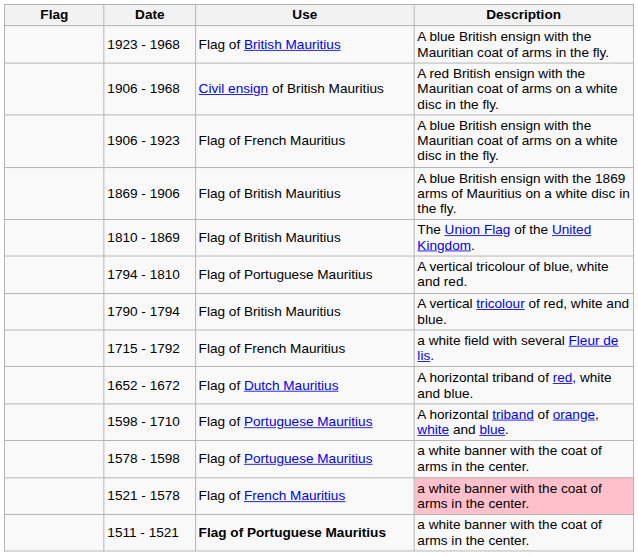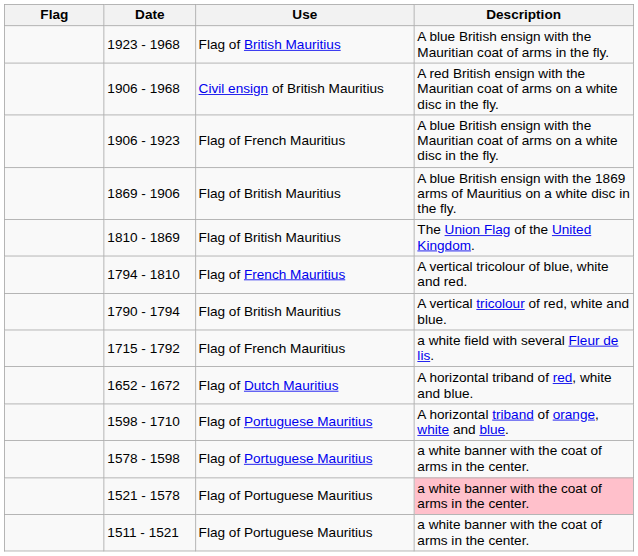(286, 274) Flag of Portuguese Mauritius -> (272, 274) Flag of French Mauritius
(272, 495) Flag of French Mauritius -> (286, 495) Flag of Portuguese Mauritius
(292, 532) bold -> (286, 532) normal
